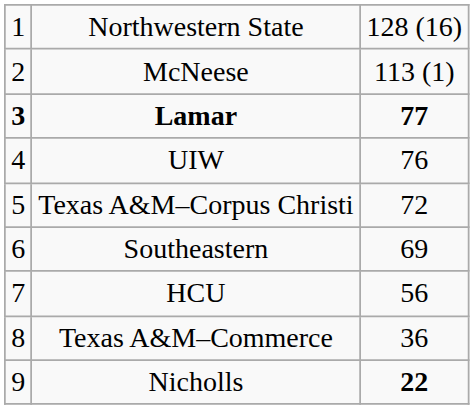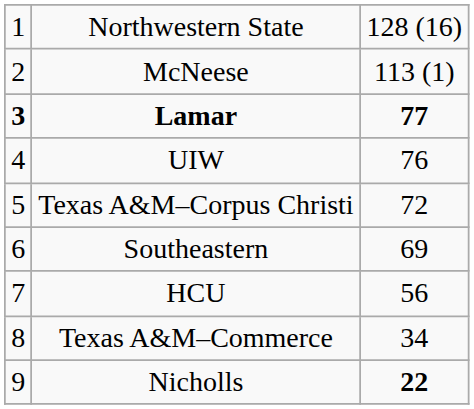(414, 337) 36 -> (414, 337) 34
